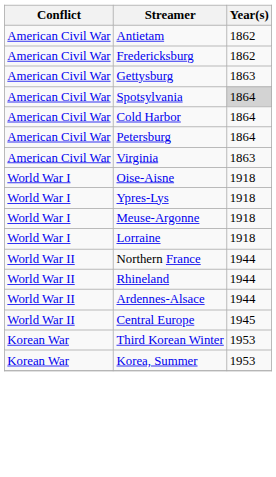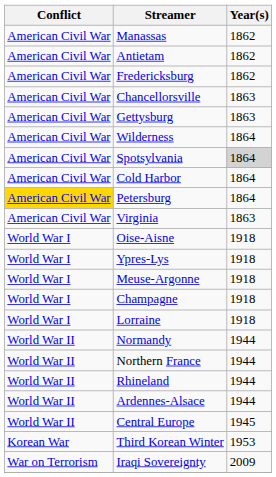+ row: (141, 35)
+ row: (158, 96)
+ row: (145, 137)
(59, 137) no background -> (59, 198) gold background
+ row: (147, 299)
+ row: (144, 340)
- row: (157, 360)
+ row: (161, 462)
